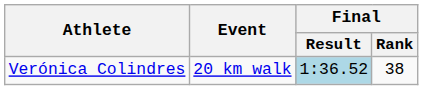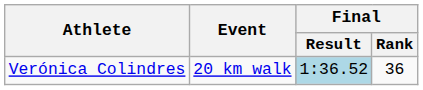(395, 70) 38 -> (395, 70) 36
